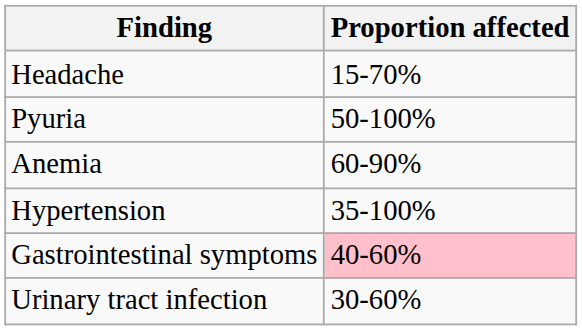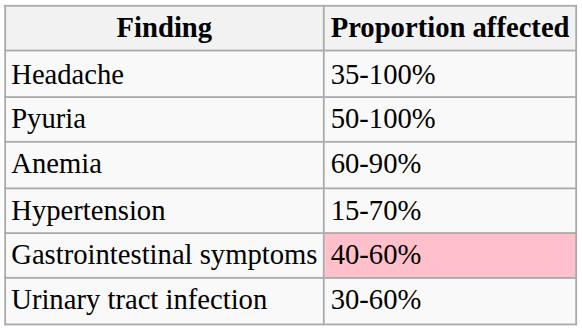(376, 73) 15-70% -> (383, 73) 35-100%
(383, 209) 35-100% -> (376, 209) 15-70%
